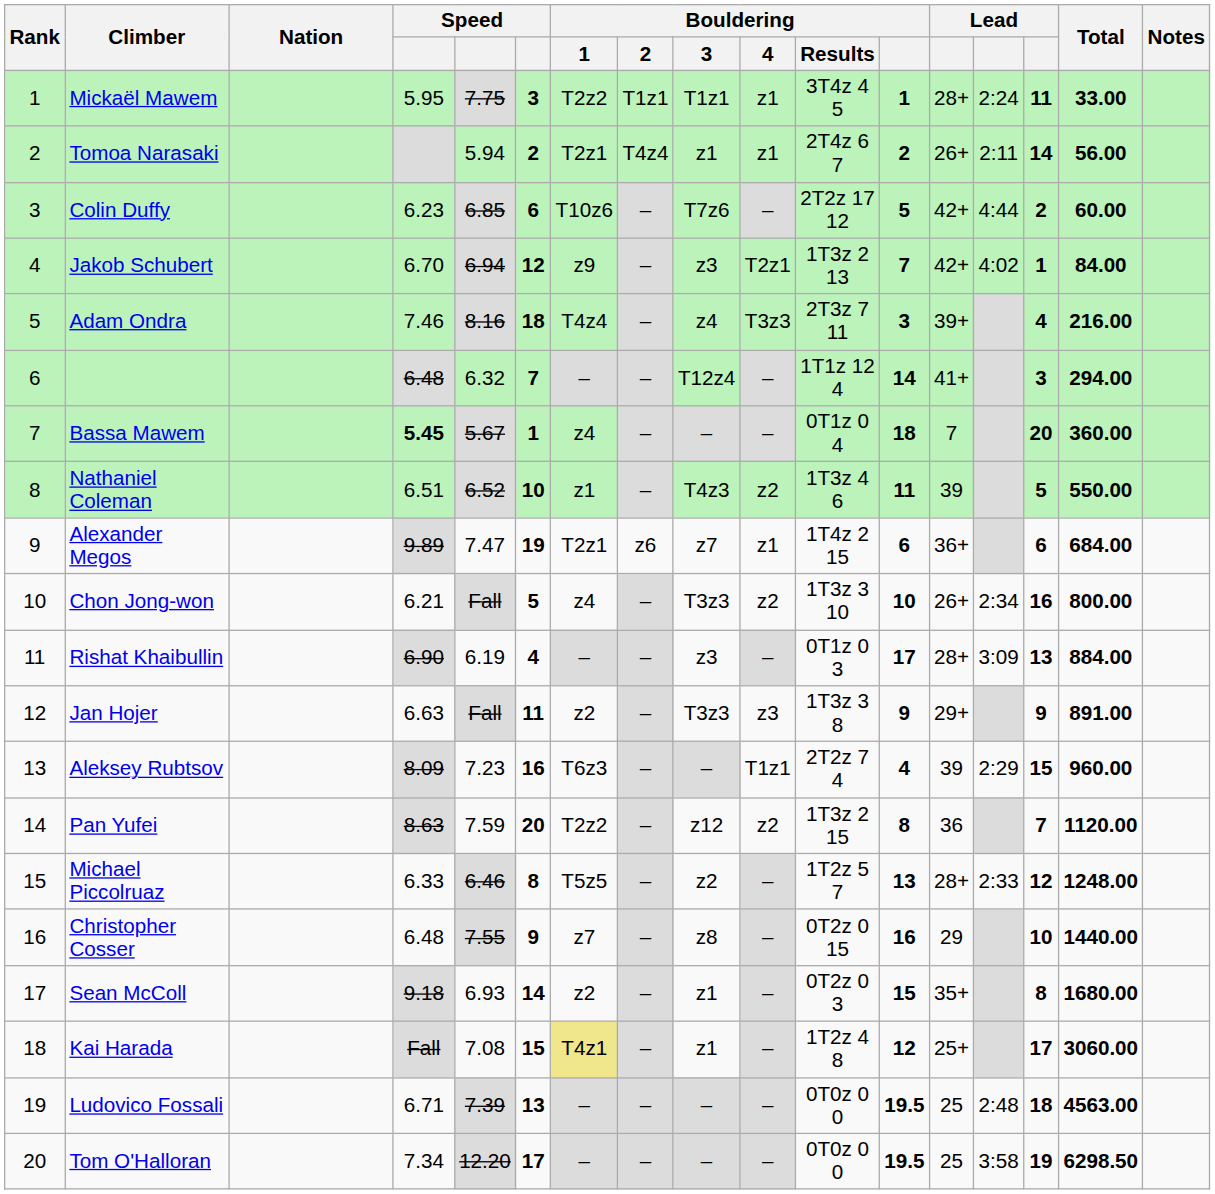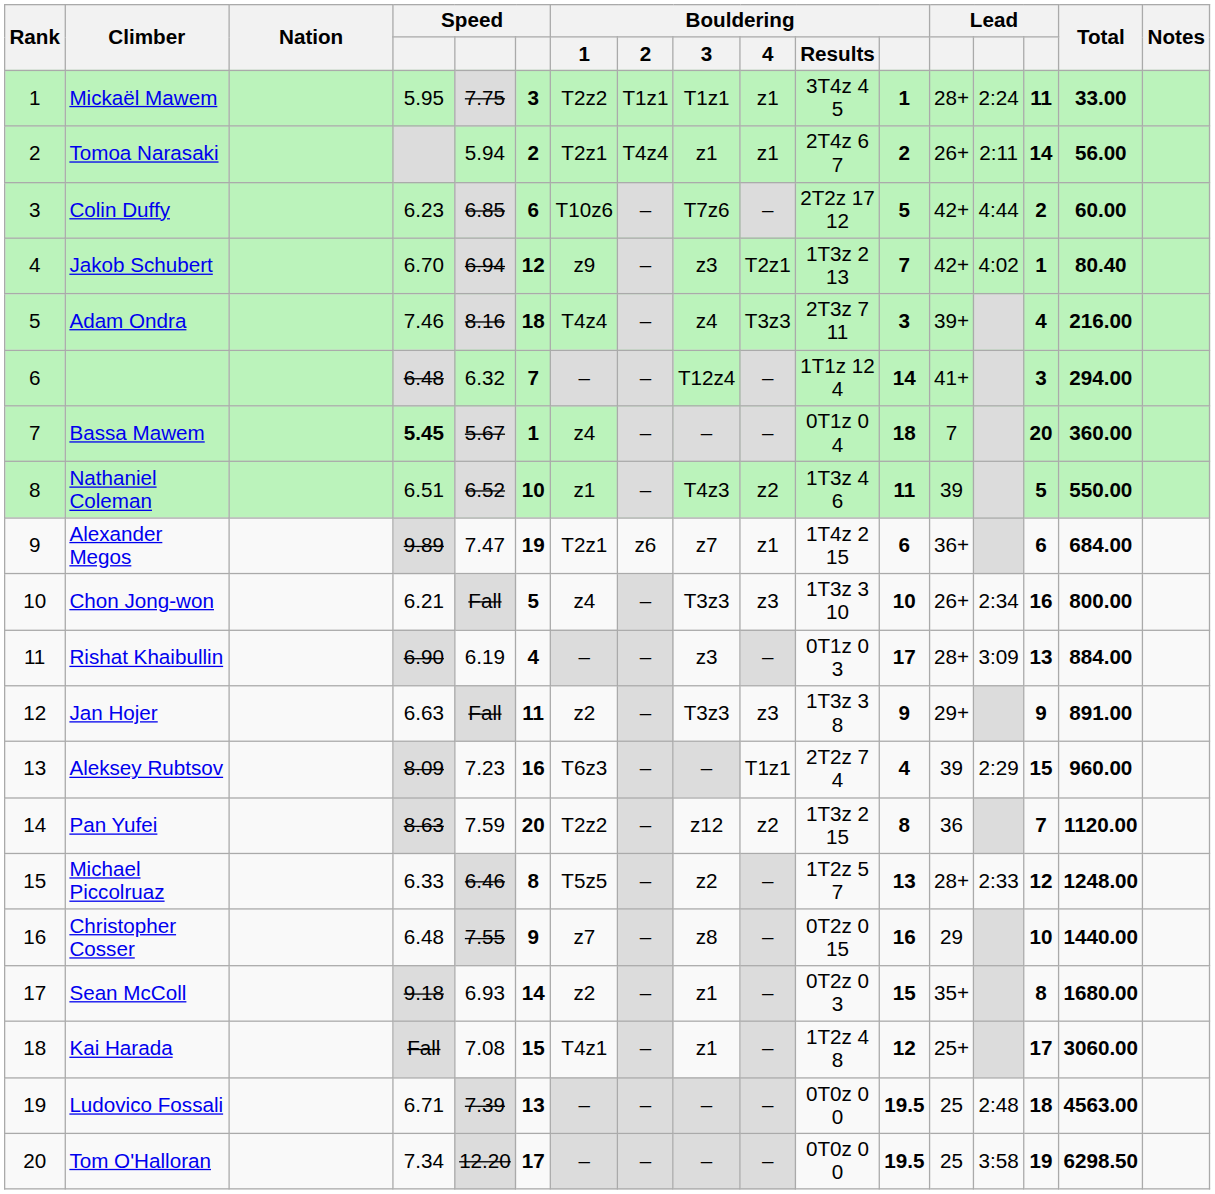(1101, 265) 84.00 -> (1101, 265) 80.40
(768, 601) z2 -> (768, 601) z3
(584, 1049) khaki background -> (584, 1049) no background
